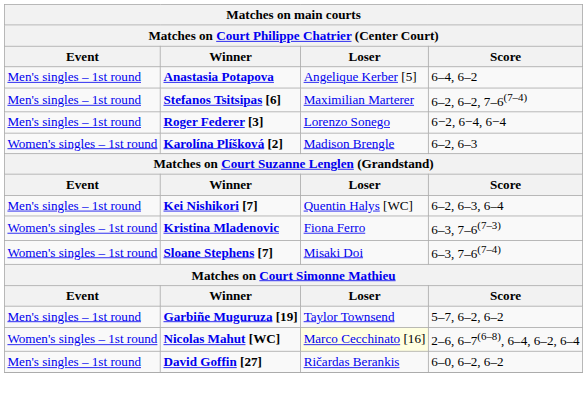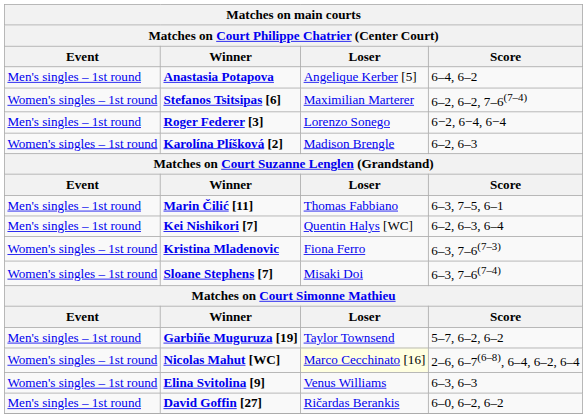(74, 99) Men's singles – 1st round -> (82, 99) Women's singles – 1st round
+ row: (208, 205)
+ row: (214, 382)
